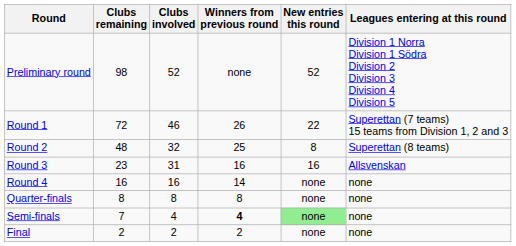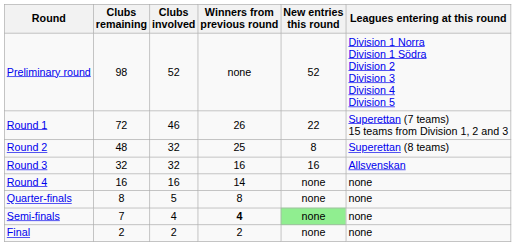(121, 165) 23 -> (121, 165) 32
(174, 165) 31 -> (174, 165) 32
(174, 199) 8 -> (174, 199) 5
